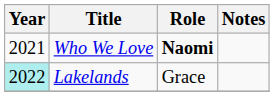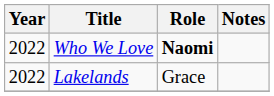(27, 47) 2021 -> (27, 47) 2022
(27, 76) paleturquoise background -> (27, 76) no background
